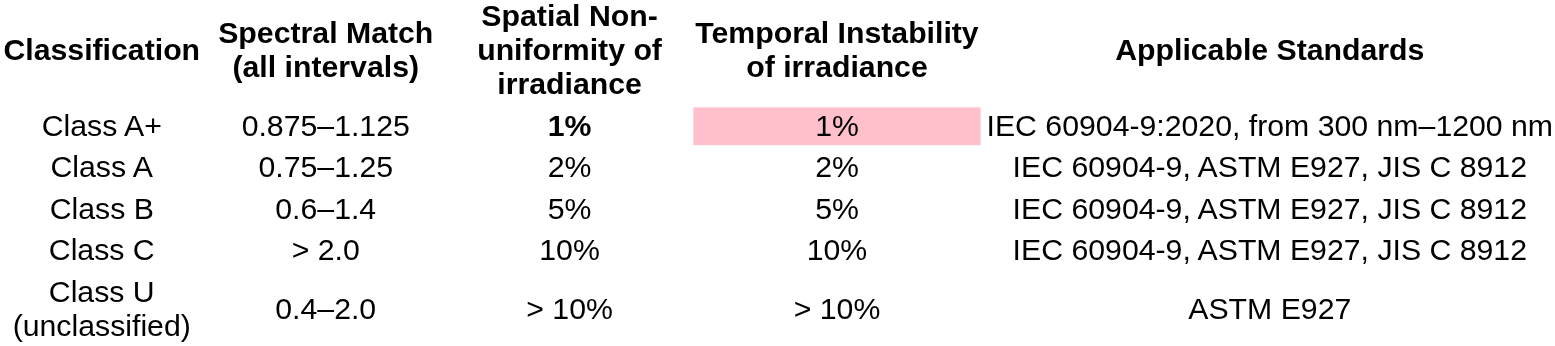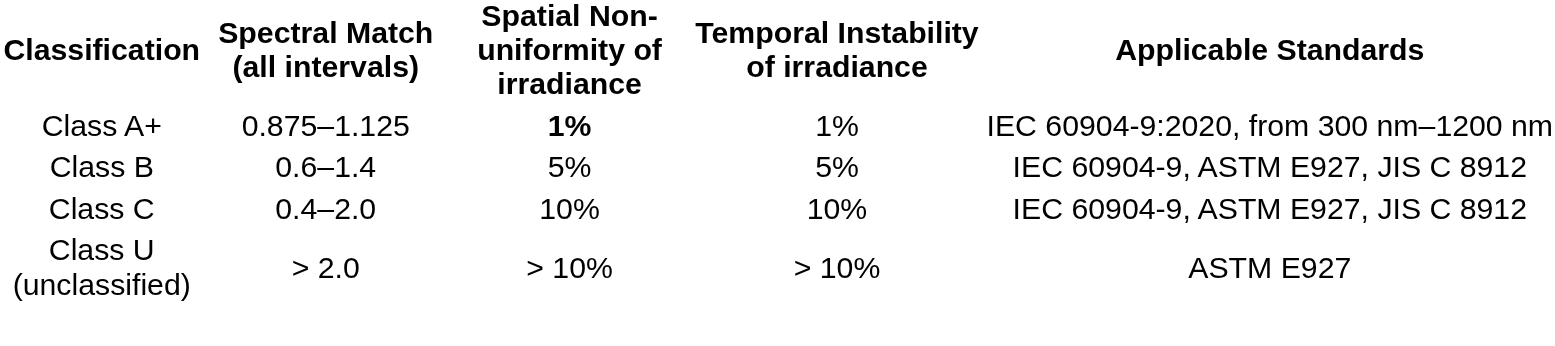(837, 125) pink background -> (837, 125) no background
- row: (102, 167)
(326, 250) > 2.0 -> (326, 209) 0.4–2.0
(326, 309) 0.4–2.0 -> (326, 267) > 2.0
